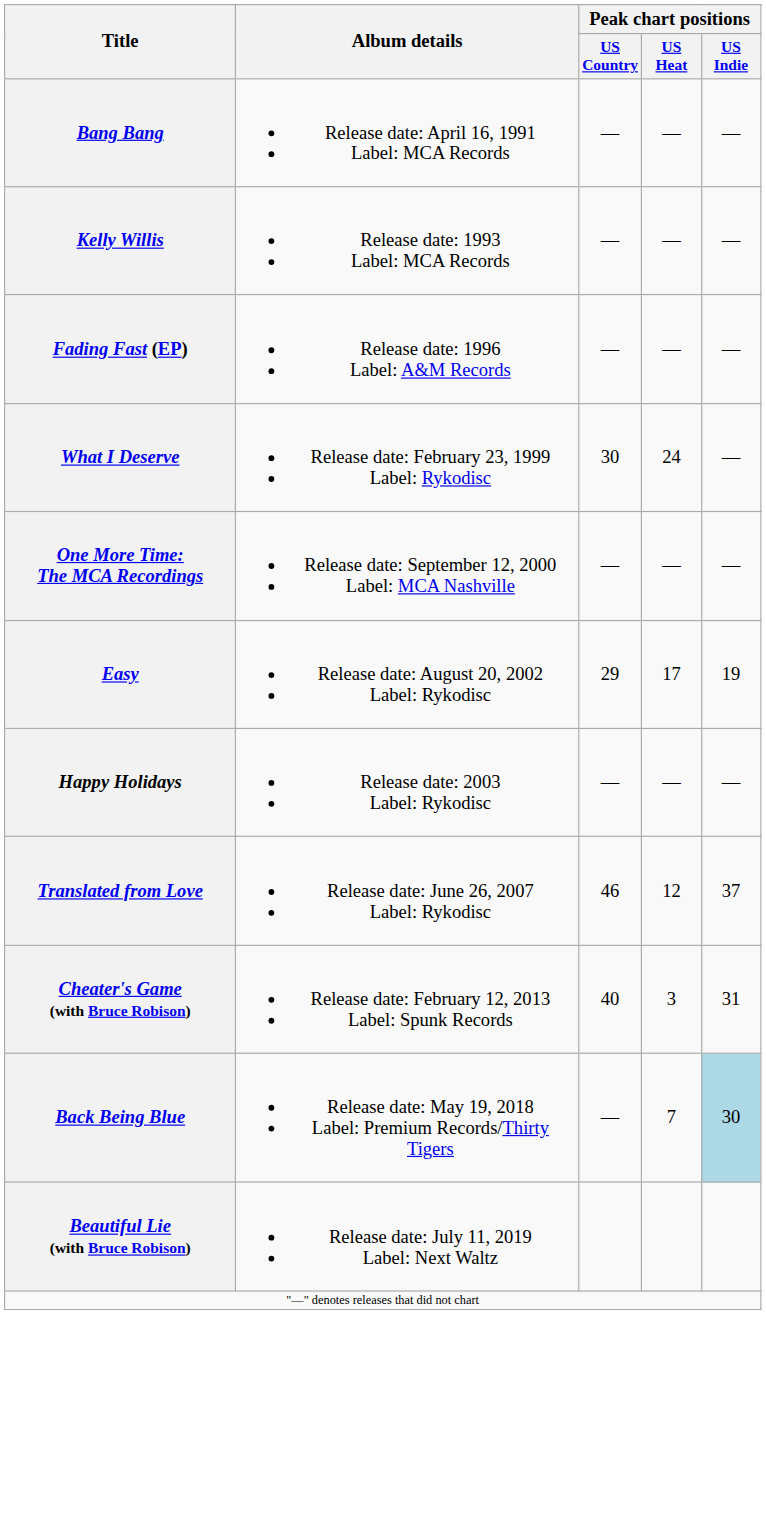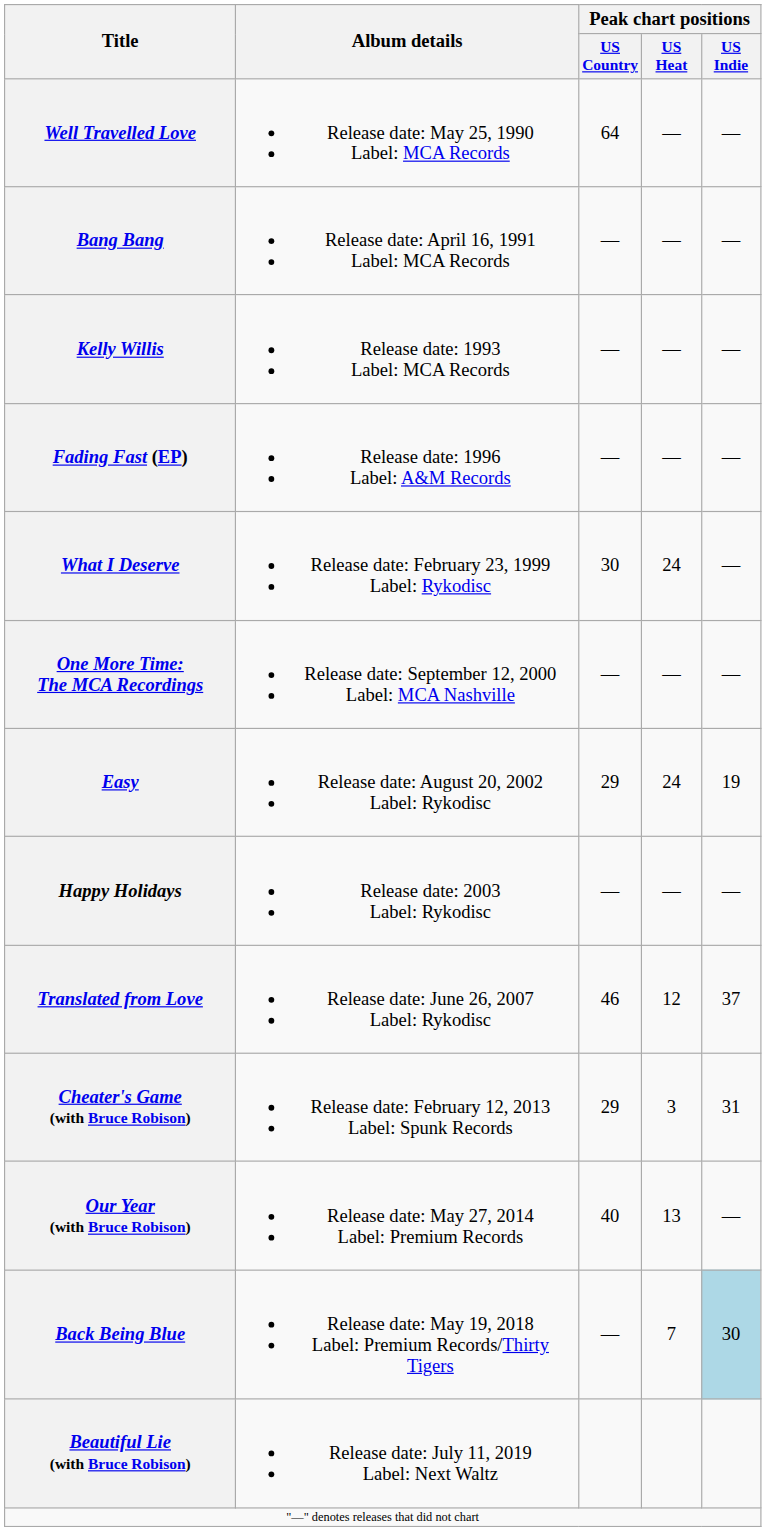+ row: (120, 132)
(671, 674) 17 -> (671, 782) 24
(610, 999) 40 -> (610, 1107) 29
+ row: (120, 1215)
